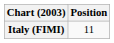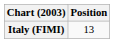(89, 30) 11 -> (89, 30) 13
